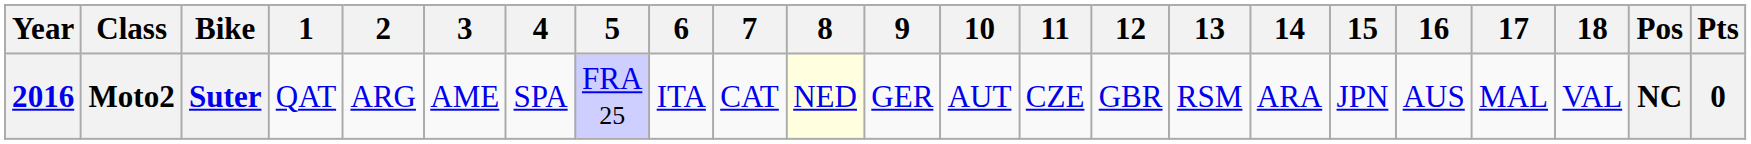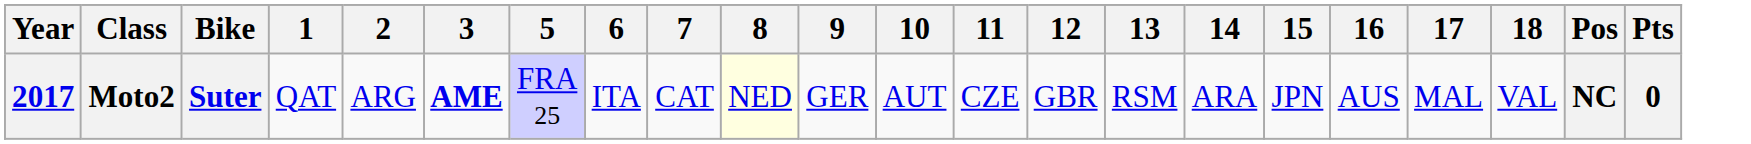- column: (541, 29)
(43, 95) 2016 -> (43, 95) 2017
(465, 95) normal -> (466, 95) bold
